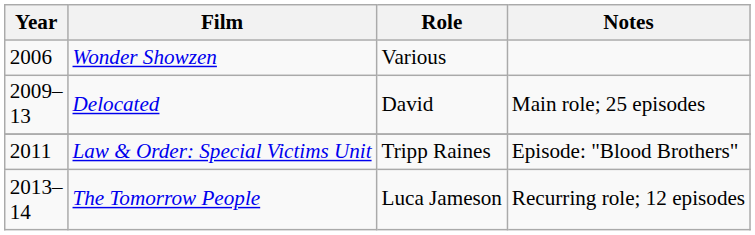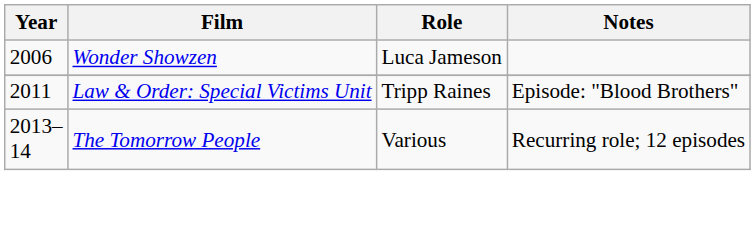(414, 57) Various -> (442, 57) Luca Jameson
- row: (116, 104)
(442, 199) Luca Jameson -> (414, 139) Various
